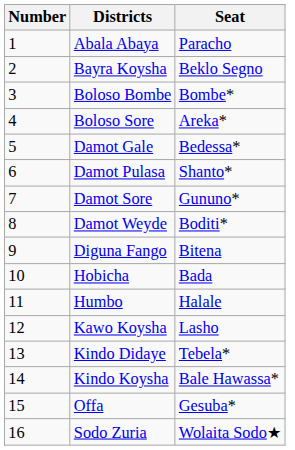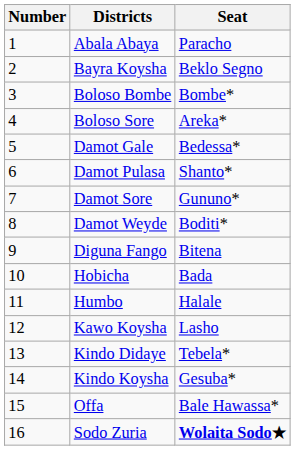(229, 379) Bale Hawassa* -> (207, 379) Gesuba*
(207, 405) Gesuba* -> (229, 405) Bale Hawassa*
(230, 432) normal -> (232, 432) bold
